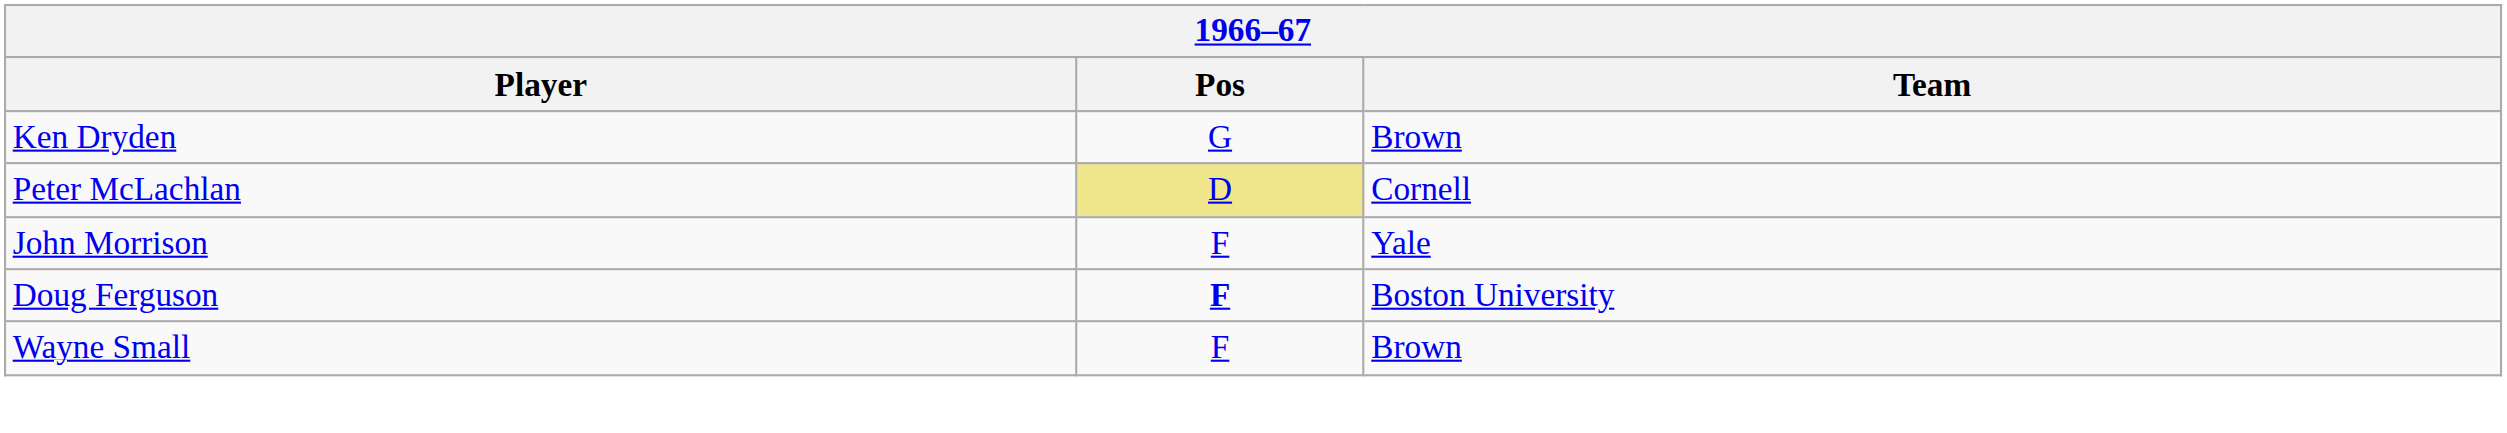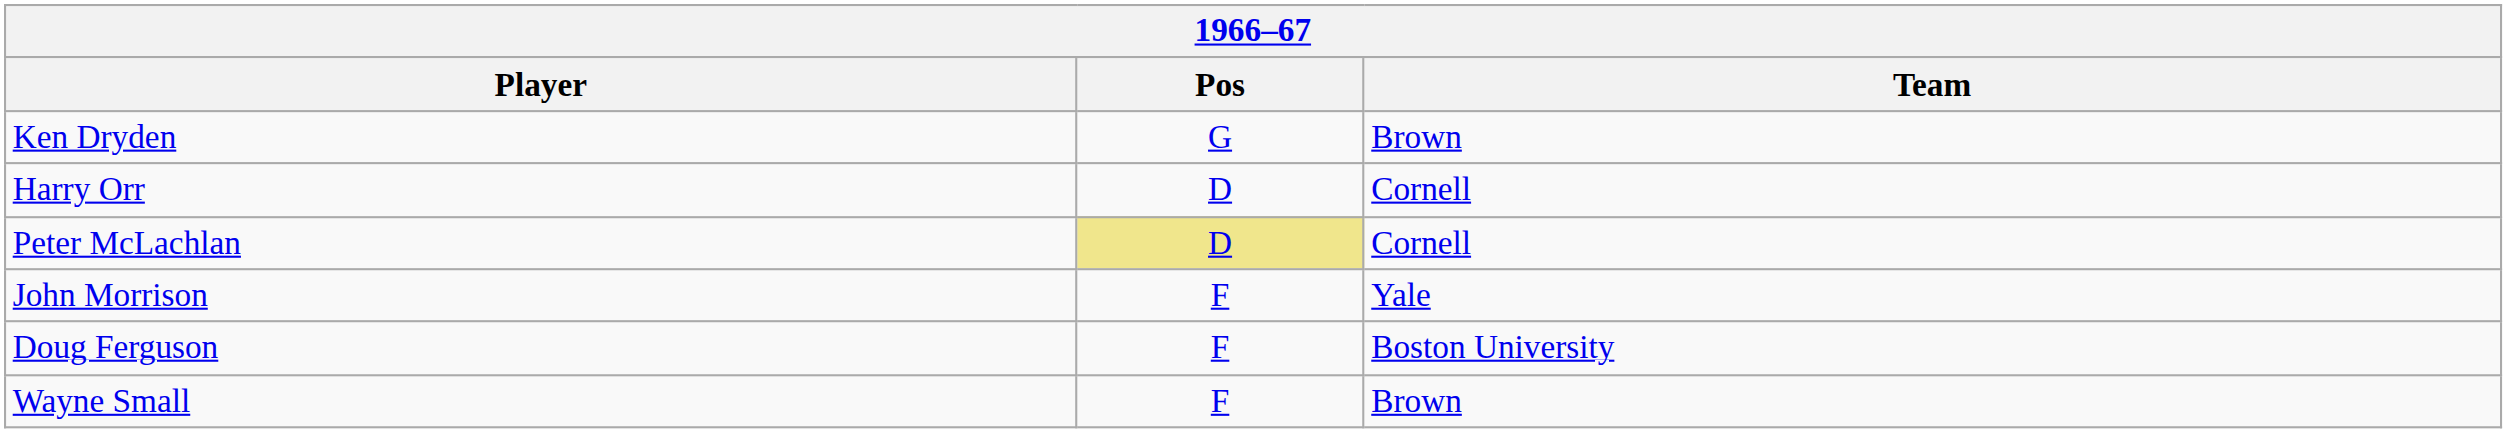+ row: (79, 189)
(1220, 294) bold -> (1220, 347) normal
